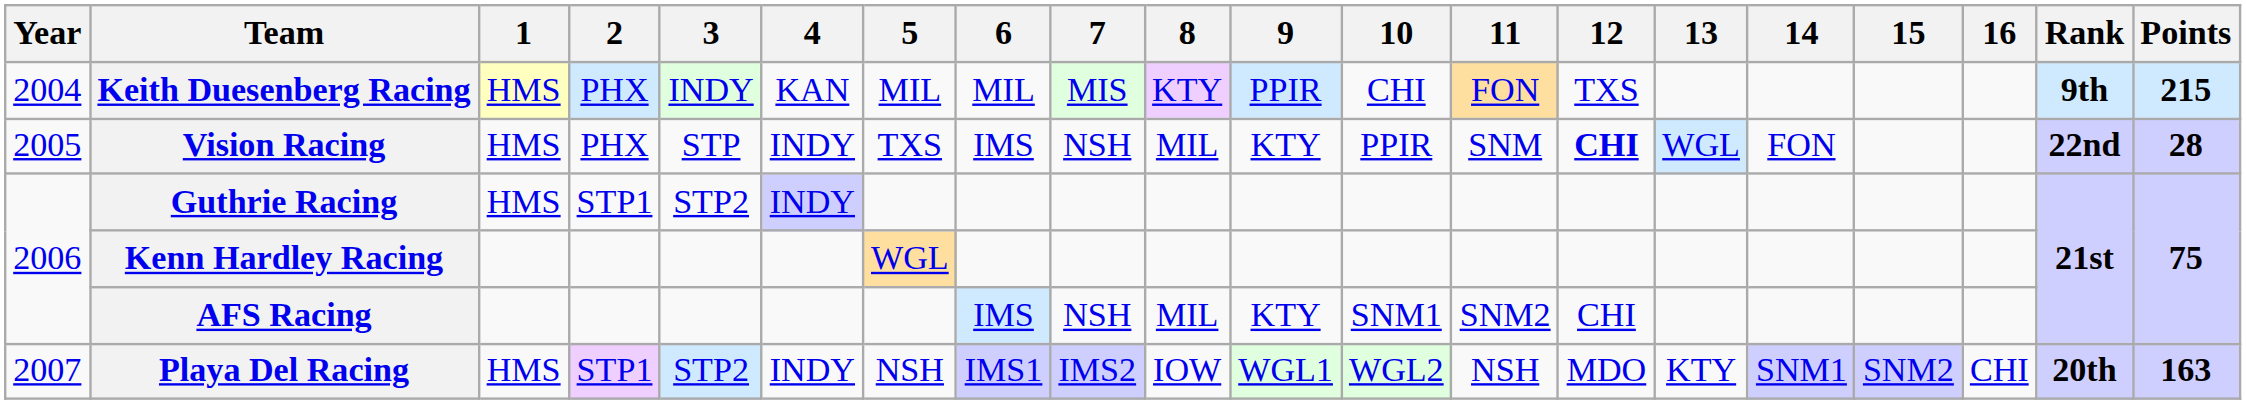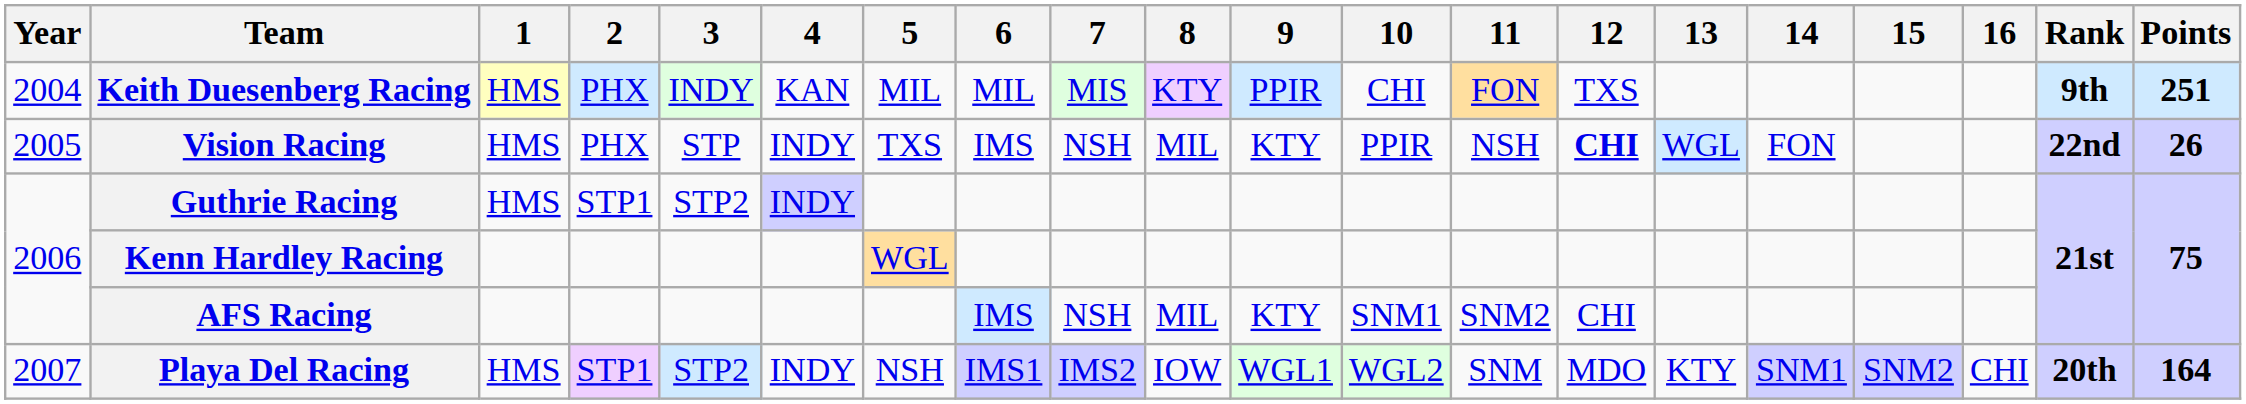(2186, 89) 215 -> (2186, 89) 251
(1505, 145) SNM -> (1505, 145) NSH
(2186, 145) 28 -> (2186, 145) 26
(1505, 370) NSH -> (1505, 370) SNM
(2186, 370) 163 -> (2186, 370) 164
